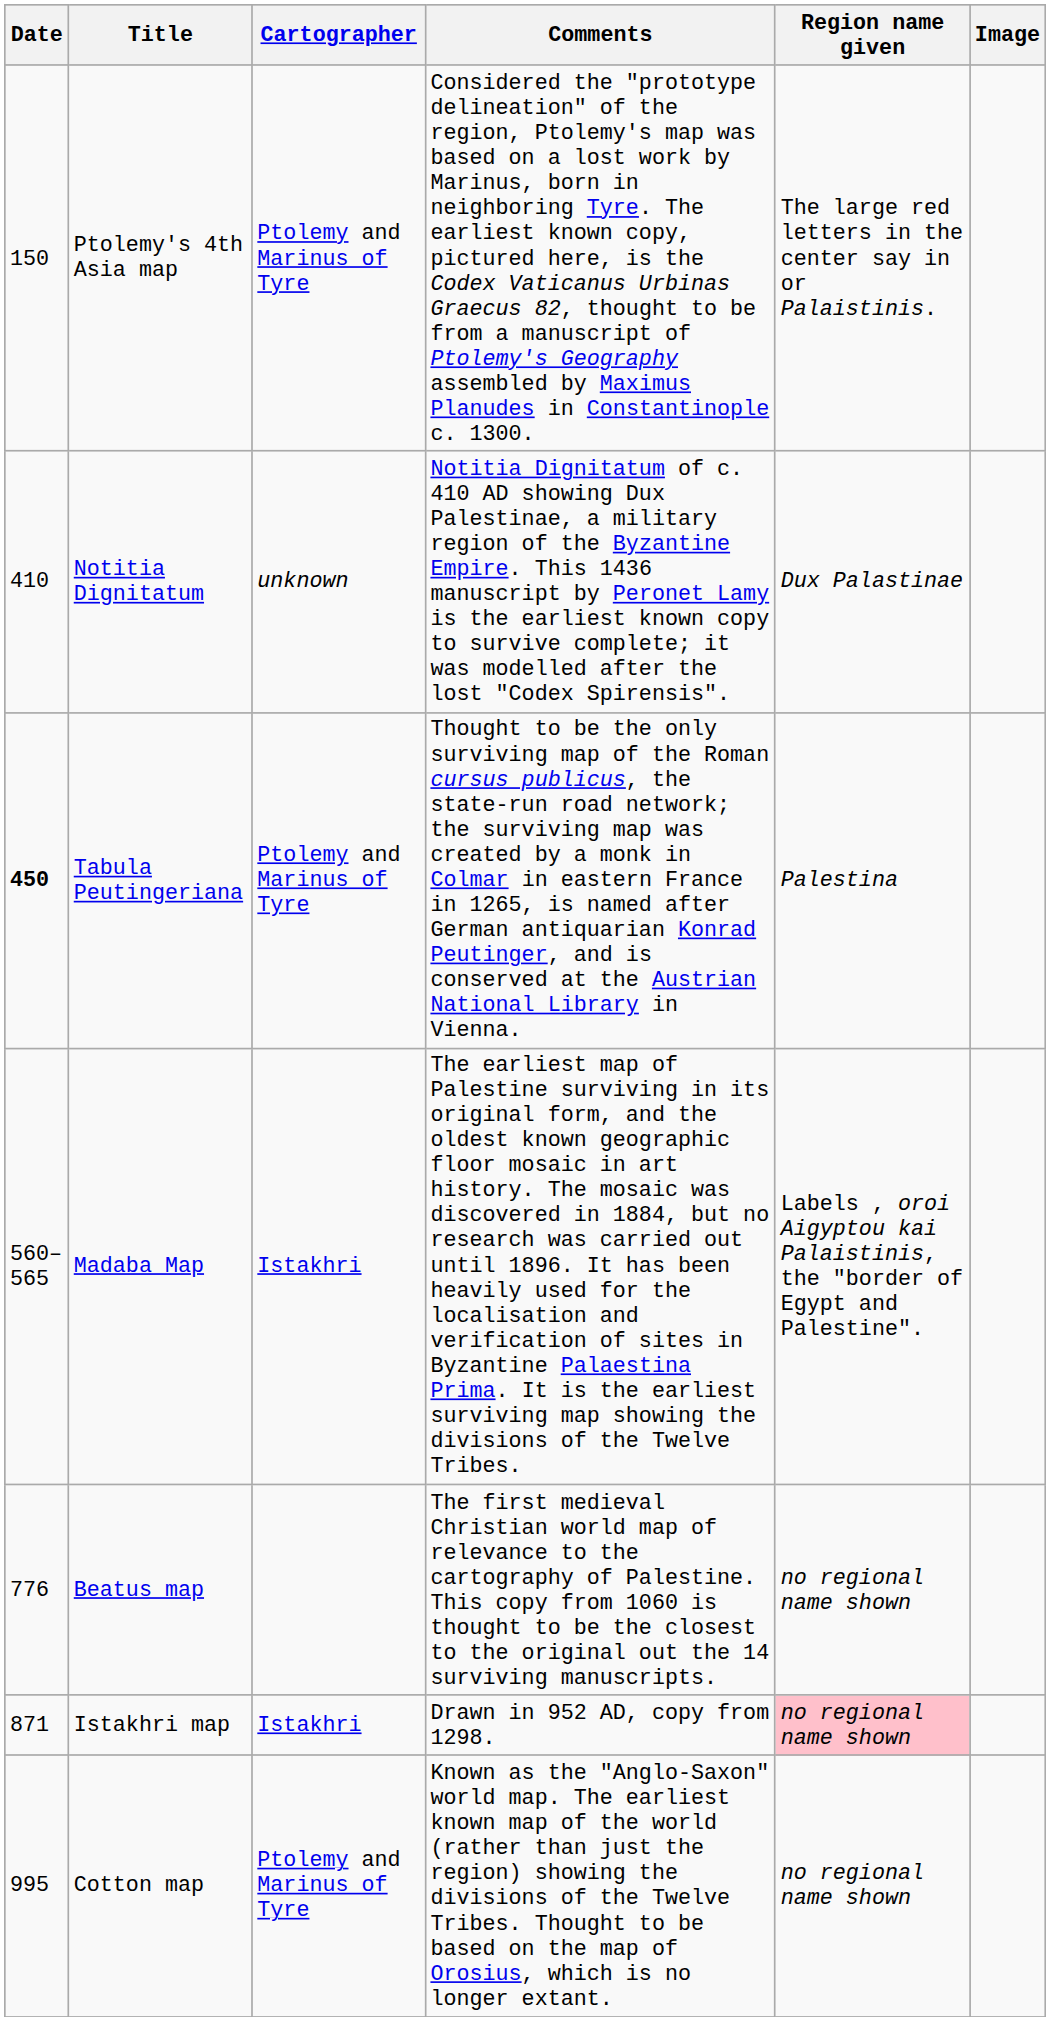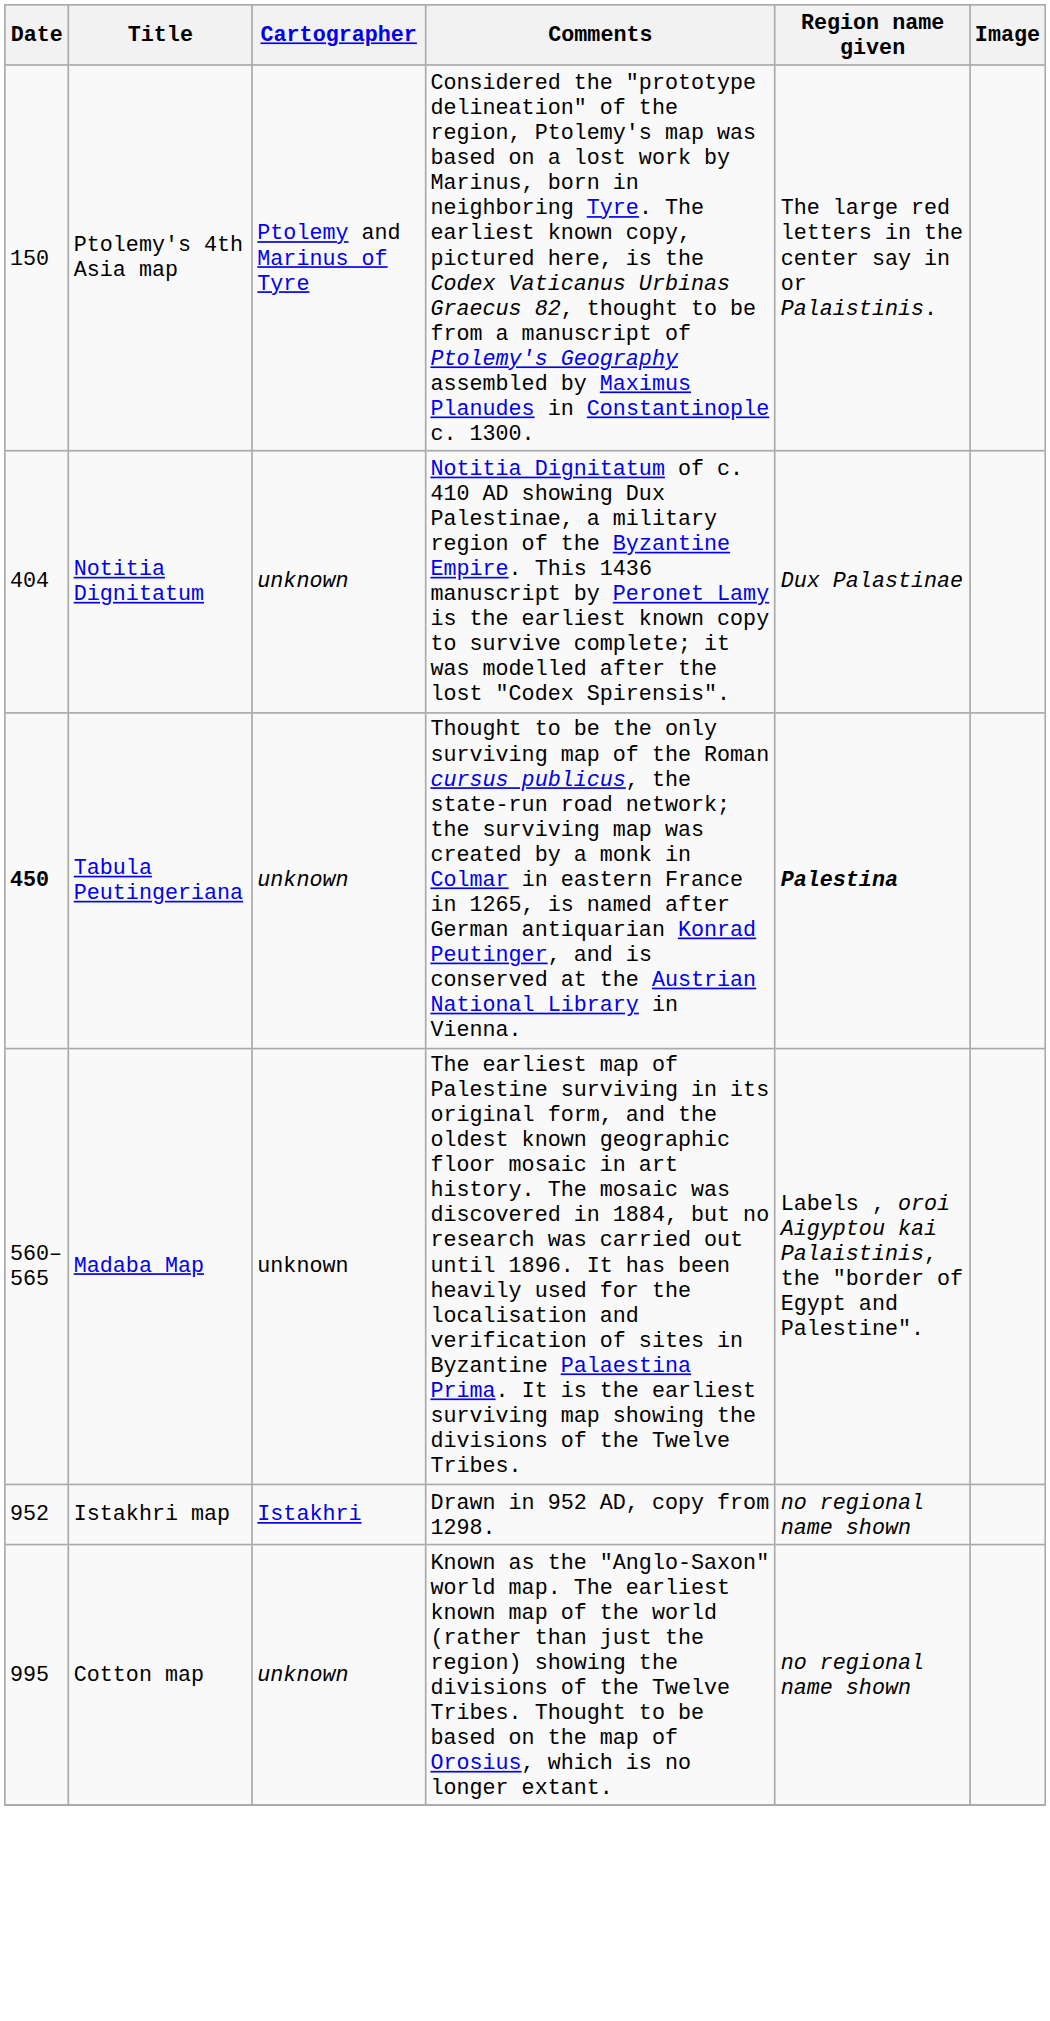(30, 582) 410 -> (30, 582) 404
(329, 880) Ptolemy and Marinus of Tyre -> (303, 880) unknown
(839, 880) normal -> (839, 880) bold
(309, 1266) Istakhri -> (303, 1266) unknown
- row: (139, 1590)
(30, 1725) 871 -> (30, 1515) 952
(852, 1725) pink background -> (852, 1515) no background
(329, 1886) Ptolemy and Marinus of Tyre -> (303, 1675) unknown
